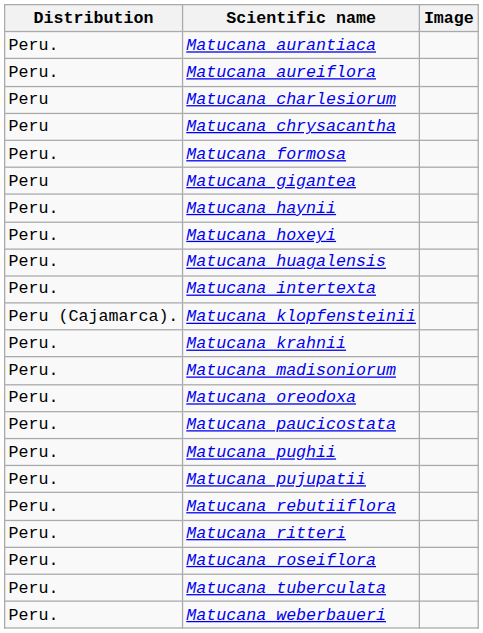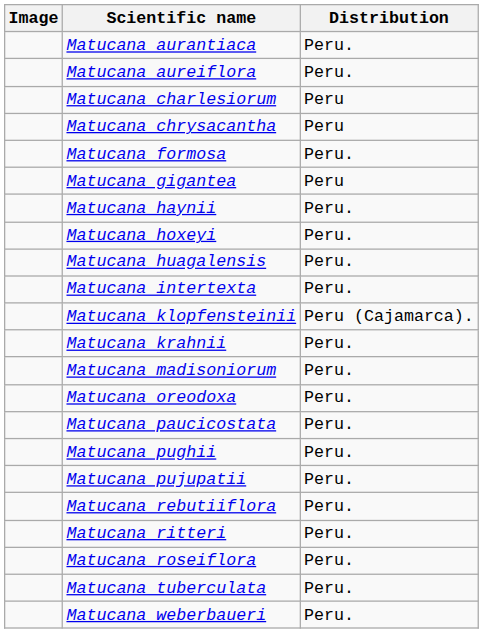columns swapped: (449, 18) <-> (93, 18)
